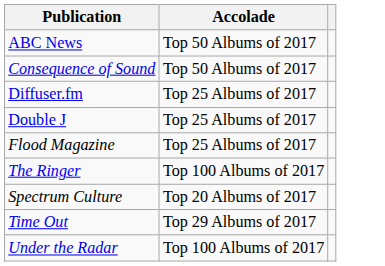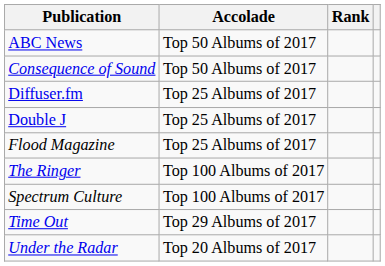+ column: (351, 17)
(240, 196) Top 20 Albums of 2017 -> (244, 196) Top 100 Albums of 2017
(244, 247) Top 100 Albums of 2017 -> (240, 247) Top 20 Albums of 2017
